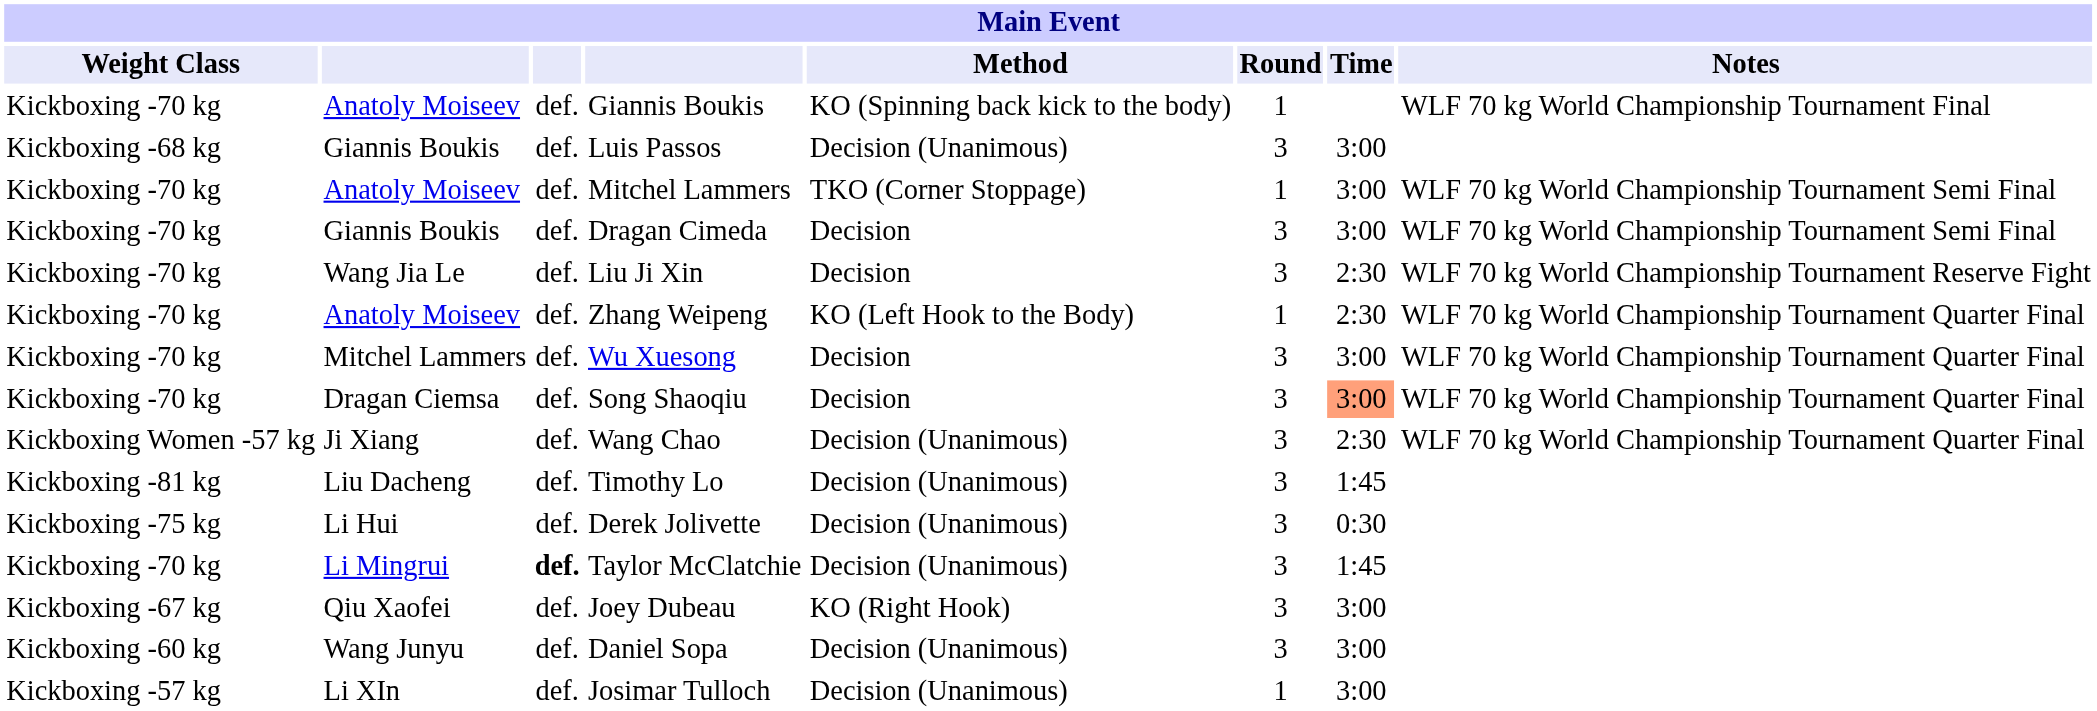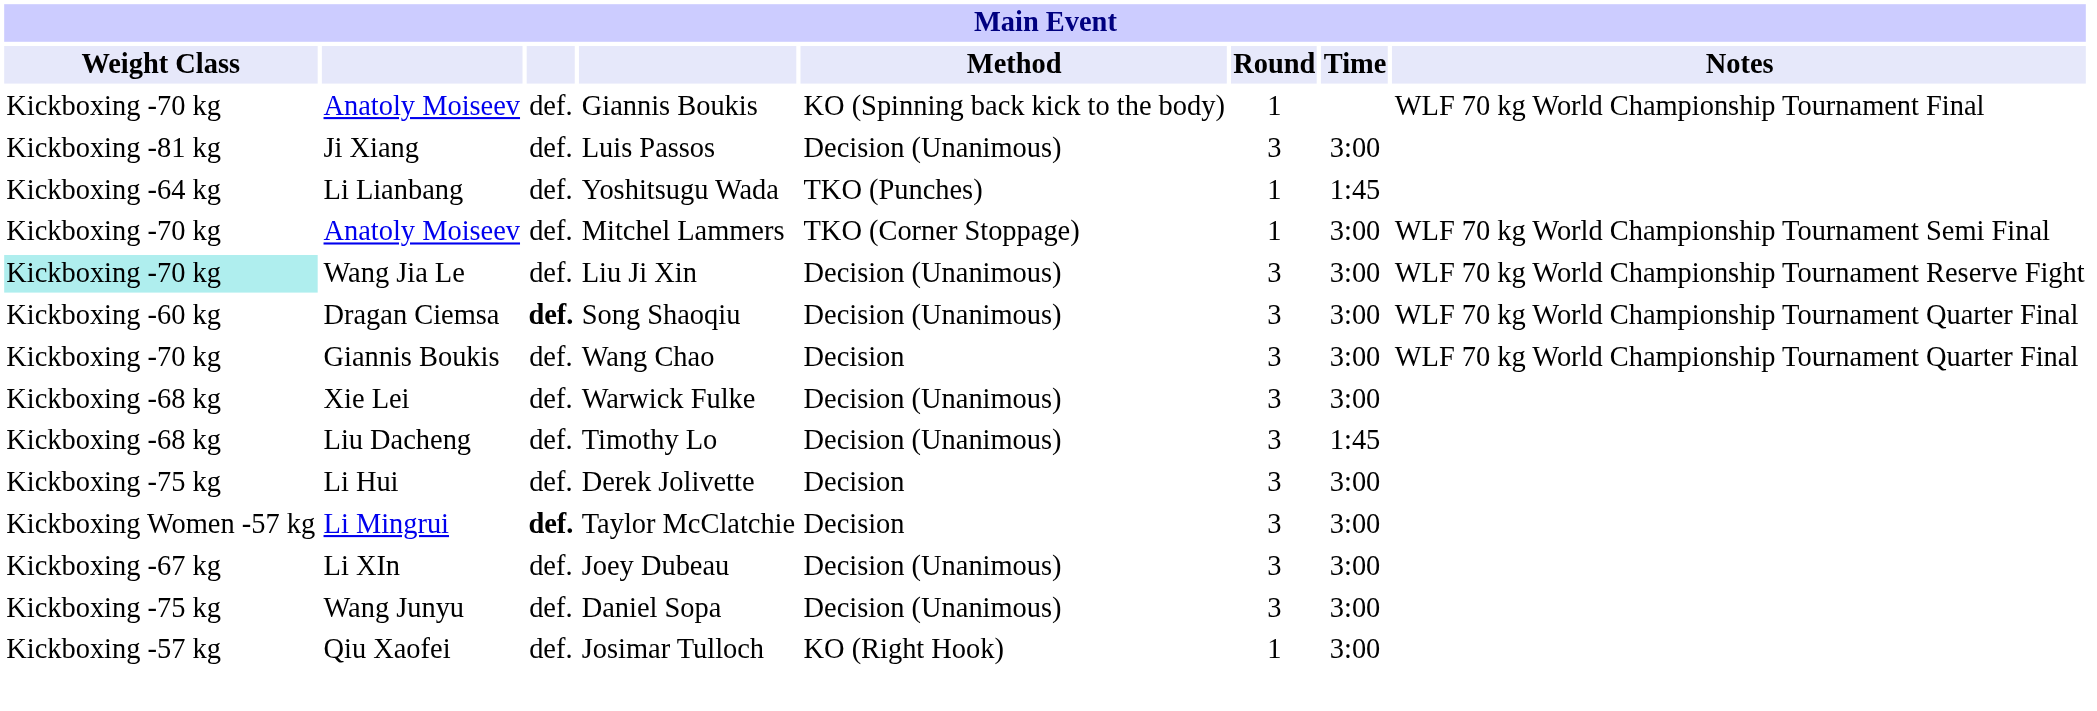(114, 147) Kickboxing -68 kg -> (114, 147) Kickboxing -81 kg
(412, 147) Giannis Boukis -> (371, 147) Ji Xiang
+ row: (680, 189)
- row: (678, 231)
(114, 273) no background -> (114, 273) paleturquoise background
(860, 273) Decision -> (933, 273) Decision (Unanimous)
(1361, 273) 2:30 -> (1355, 273) 3:00
- row: (678, 315)
- row: (662, 356)
(114, 398) Kickboxing -70 kg -> (114, 315) Kickboxing -60 kg
(557, 398) normal -> (551, 315) bold
(860, 398) Decision -> (933, 315) Decision (Unanimous)
(1361, 398) lightsalmon background -> (1355, 315) no background
(161, 440) Kickboxing Women -57 kg -> (114, 356) Kickboxing -70 kg
(371, 440) Ji Xiang -> (412, 356) Giannis Boukis
(939, 440) Decision (Unanimous) -> (854, 356) Decision
(1361, 440) 2:30 -> (1355, 356) 3:00
+ row: (669, 398)
(114, 482) Kickboxing -81 kg -> (114, 440) Kickboxing -68 kg
(939, 524) Decision (Unanimous) -> (854, 482) Decision
(1361, 524) 0:30 -> (1355, 482) 3:00
(114, 565) Kickboxing -70 kg -> (161, 524) Kickboxing Women -57 kg
(939, 565) Decision (Unanimous) -> (854, 524) Decision
(1361, 565) 1:45 -> (1355, 524) 3:00
(387, 607) Qiu Xaofei -> (362, 565) Li XIn
(910, 607) KO (Right Hook) -> (933, 565) Decision (Unanimous)
(114, 649) Kickboxing -60 kg -> (114, 607) Kickboxing -75 kg
(362, 691) Li XIn -> (387, 649) Qiu Xaofei
(939, 691) Decision (Unanimous) -> (904, 649) KO (Right Hook)
